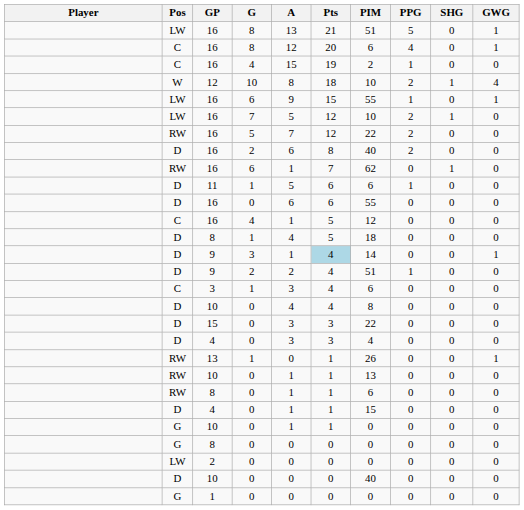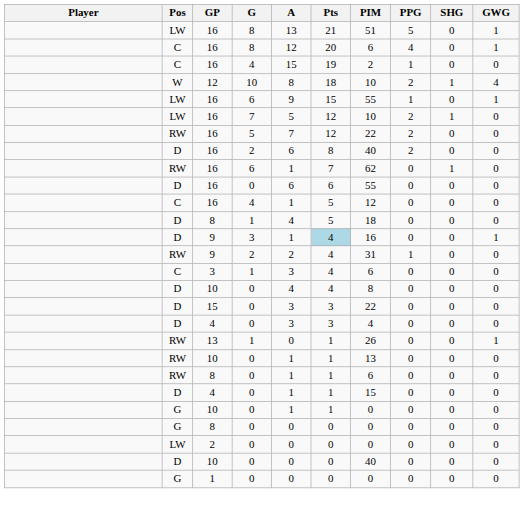- row: (212, 185)
(370, 254) 14 -> (370, 237) 16
(177, 271) D -> (177, 254) RW
(370, 271) 51 -> (370, 254) 31
